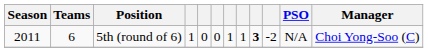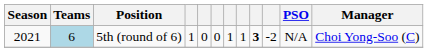(27, 36) 2011 -> (27, 36) 2021
(72, 36) no background -> (72, 36) lightblue background
